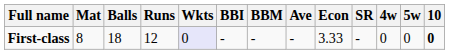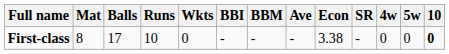(115, 37) 18 -> (115, 37) 17
(151, 37) 12 -> (151, 37) 10
(185, 37) lavender background -> (185, 37) no background
(331, 37) 3.33 -> (331, 37) 3.38
